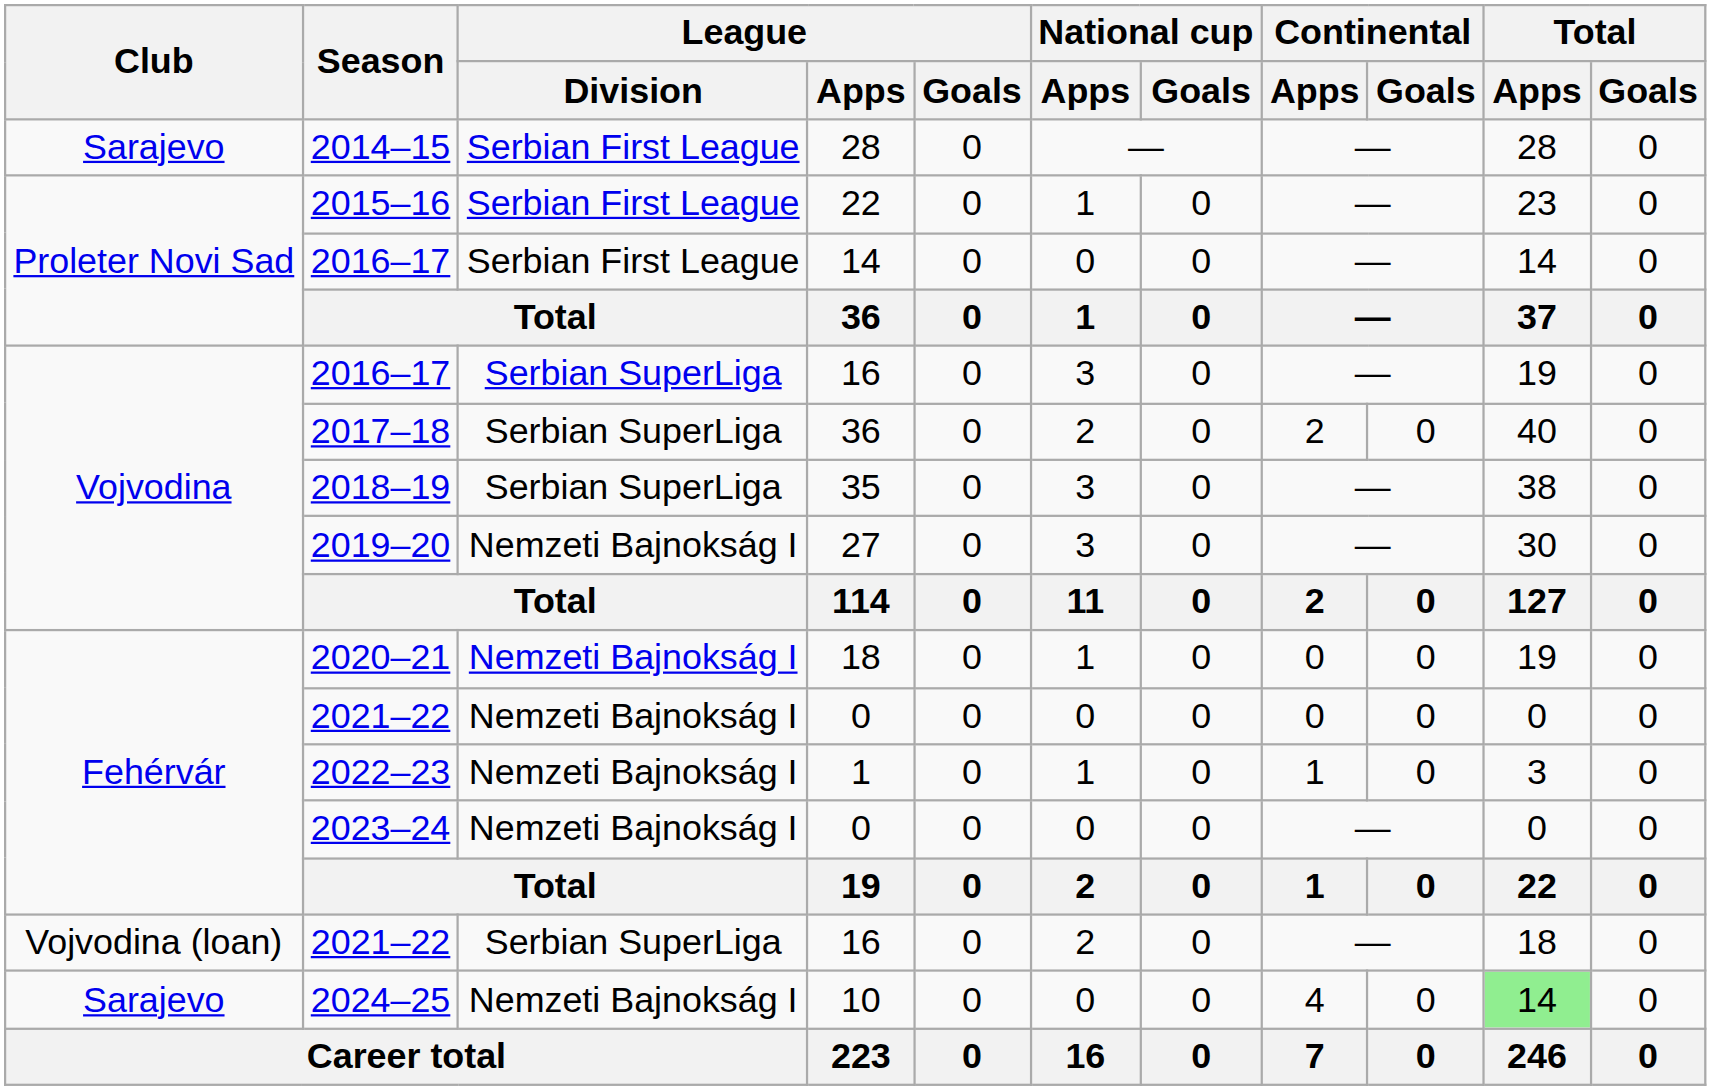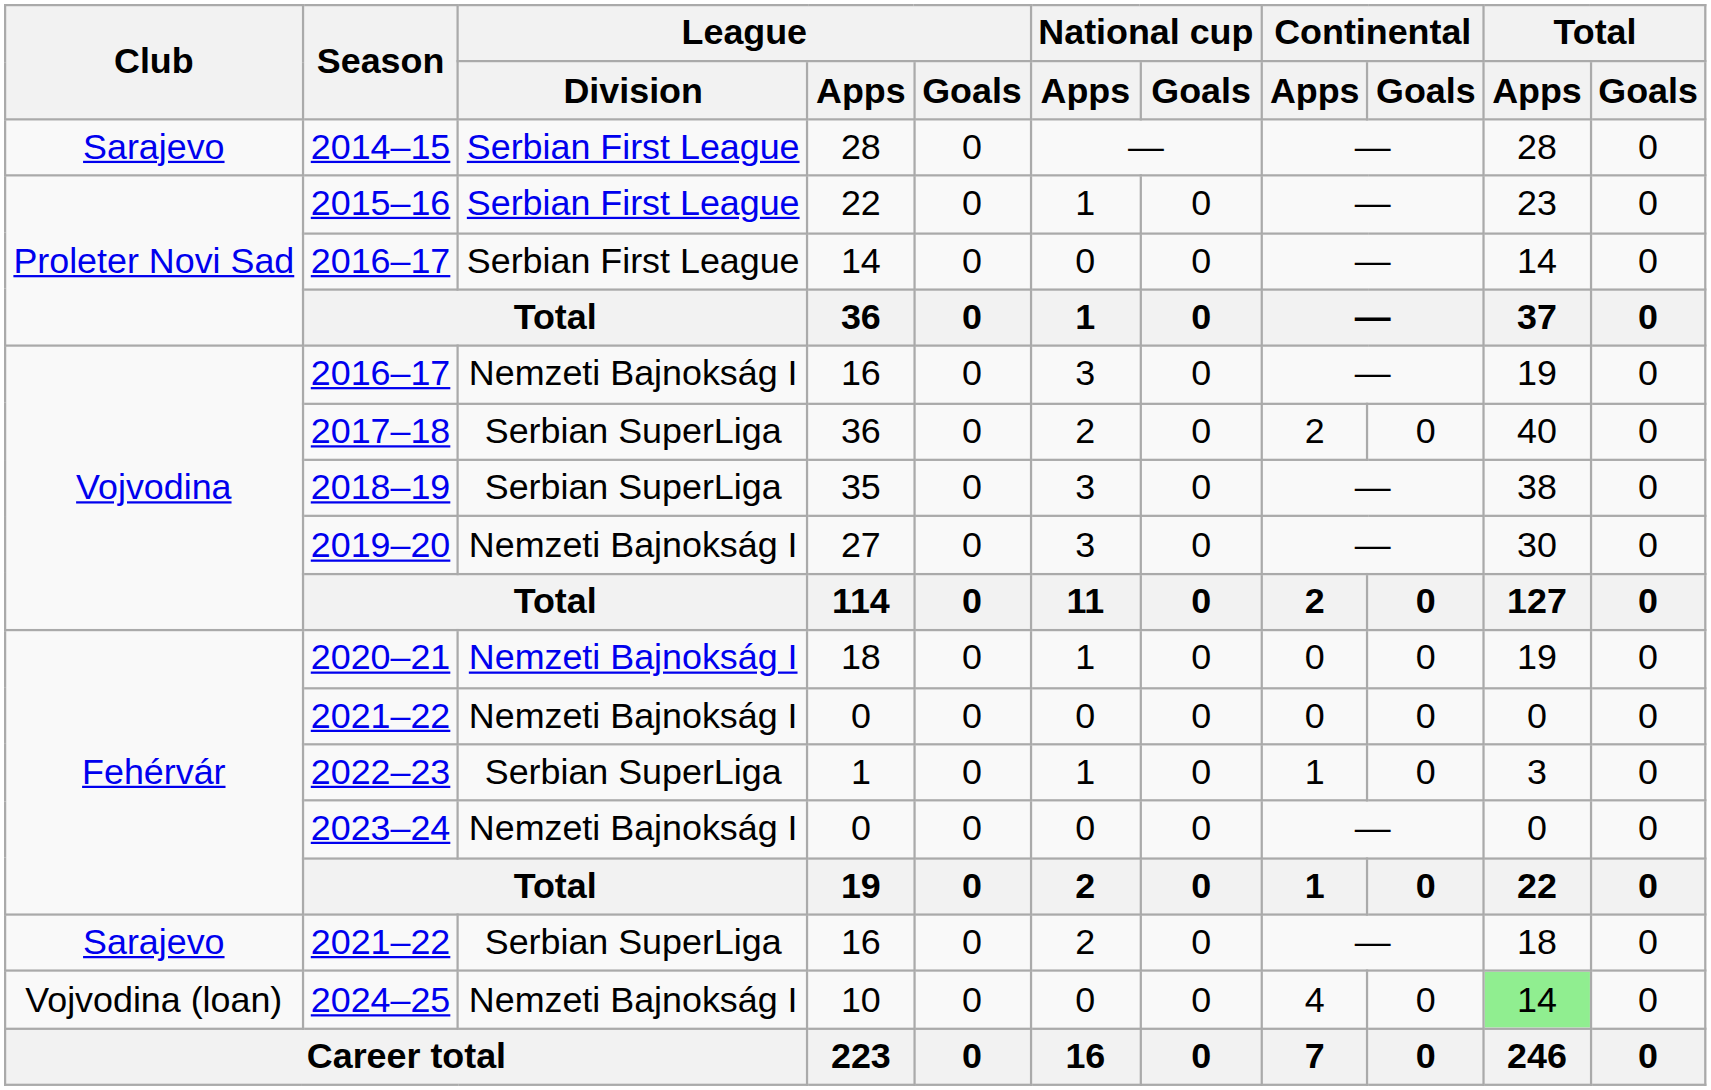(633, 373) Serbian SuperLiga -> (633, 373) Nemzeti Bajnokság I
(633, 771) Nemzeti Bajnokság I -> (633, 771) Serbian SuperLiga
(154, 942) Vojvodina (loan) -> (154, 942) Sarajevo
(154, 999) Sarajevo -> (154, 999) Vojvodina (loan)
